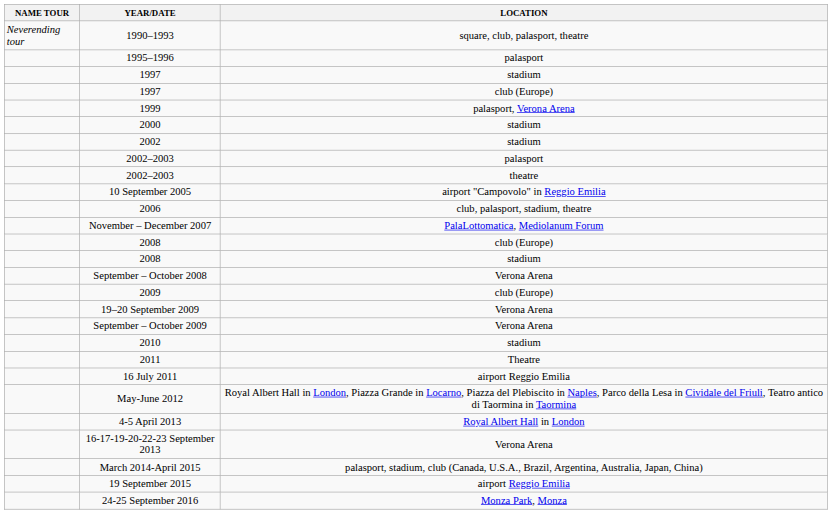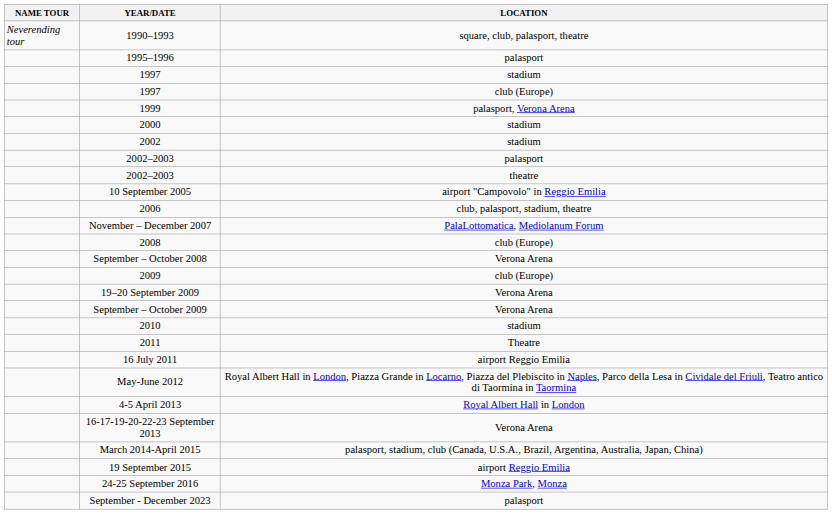- row: (150, 259)
+ row: (150, 500)
